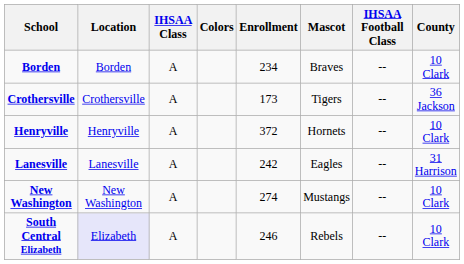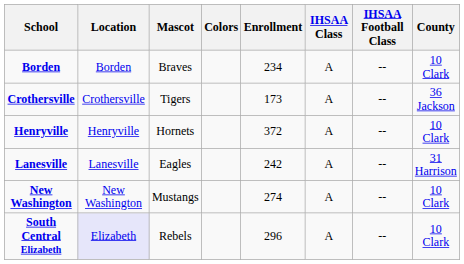columns swapped: (327, 27) <-> (173, 27)
(268, 236) 246 -> (273, 236) 296
